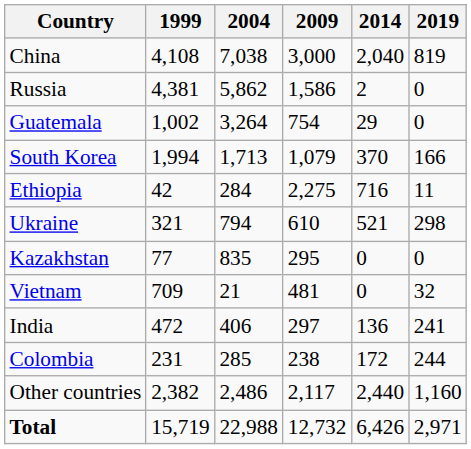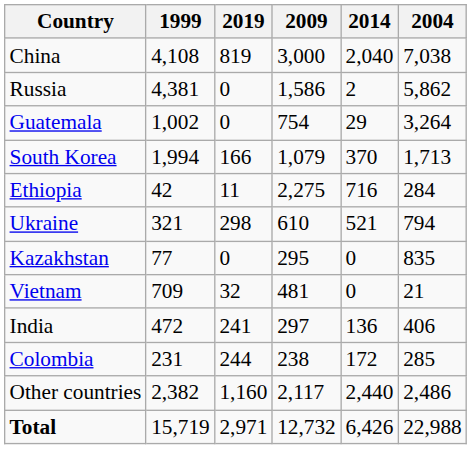columns swapped: (249, 21) <-> (438, 21)
